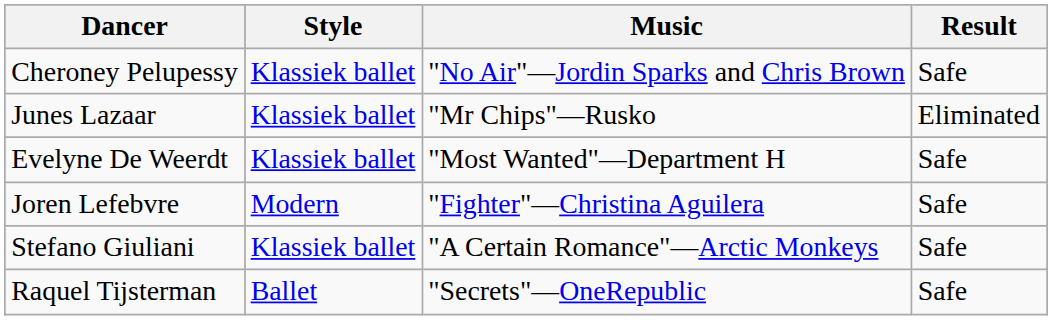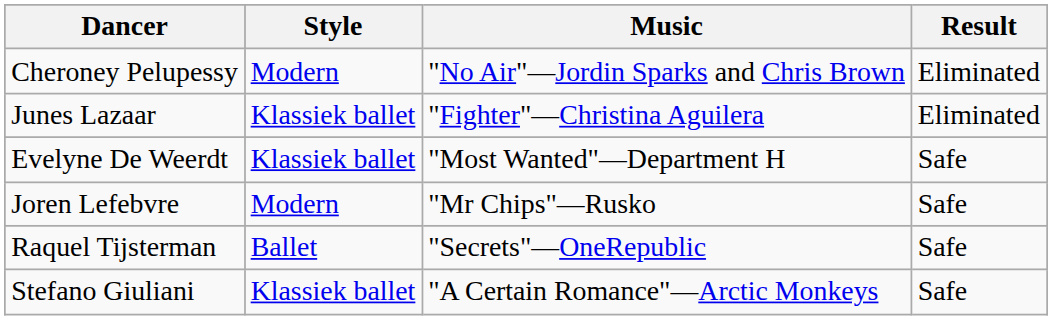(333, 70) Klassiek ballet -> (295, 70) Modern
(942, 70) Safe -> (979, 70) Eliminated
(542, 114) "Mr Chips"—Rusko -> (596, 114) "Fighter"—Christina Aguilera
(596, 203) "Fighter"—Christina Aguilera -> (542, 203) "Mr Chips"—Rusko
rows swapped: (114, 291) <-> (103, 247)
